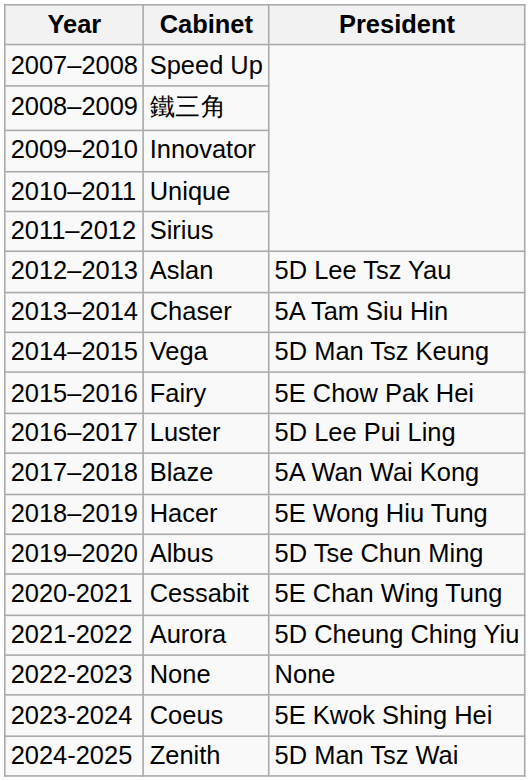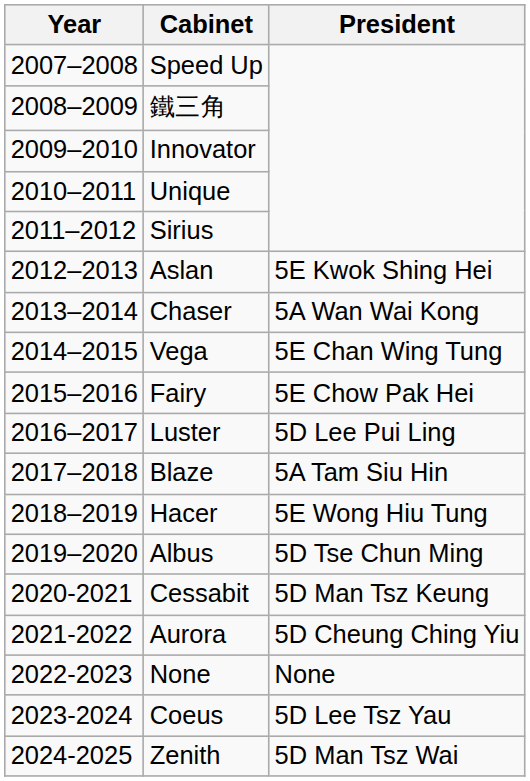(363, 271) 5D Lee Tsz Yau -> (384, 271) 5E Kwok Shing Hei
(361, 311) 5A Tam Siu Hin -> (377, 311) 5A Wan Wai Kong
(382, 352) 5D Man Tsz Keung -> (388, 352) 5E Chan Wing Tung
(377, 473) 5A Wan Wai Kong -> (361, 473) 5A Tam Siu Hin
(388, 594) 5E Chan Wing Tung -> (382, 594) 5D Man Tsz Keung
(384, 715) 5E Kwok Shing Hei -> (363, 715) 5D Lee Tsz Yau
